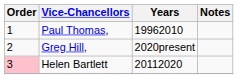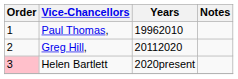(165, 47) 2020present -> (158, 47) 20112020
(158, 64) 20112020 -> (165, 64) 2020present
